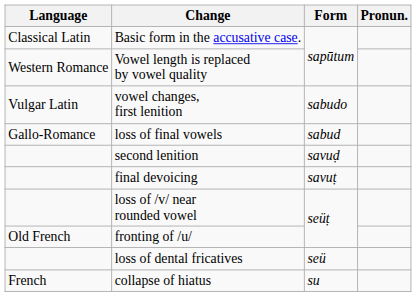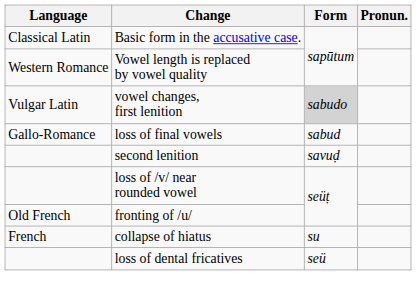(327, 104) no background -> (327, 104) lightgrey background
- row: (156, 177)
rows swapped: (179, 258) <-> (163, 280)
